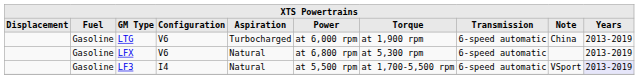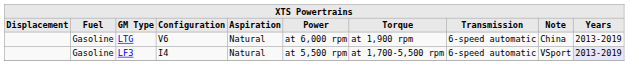(260, 39) Turbocharged -> (247, 39) Natural
- row: (126, 53)
